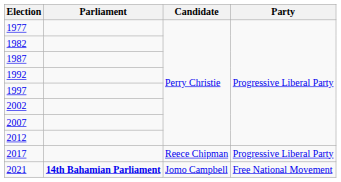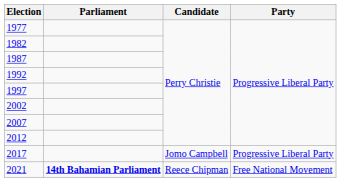(197, 153) Reece Chipman -> (196, 153) Jomo Campbell
(196, 169) Jomo Campbell -> (197, 169) Reece Chipman
